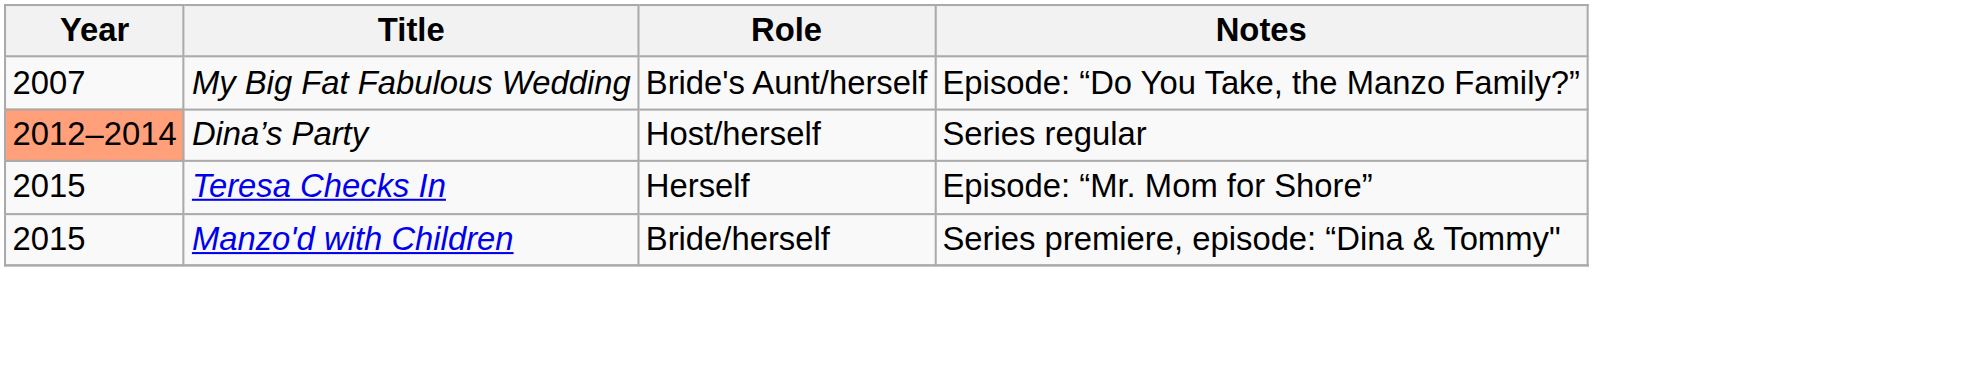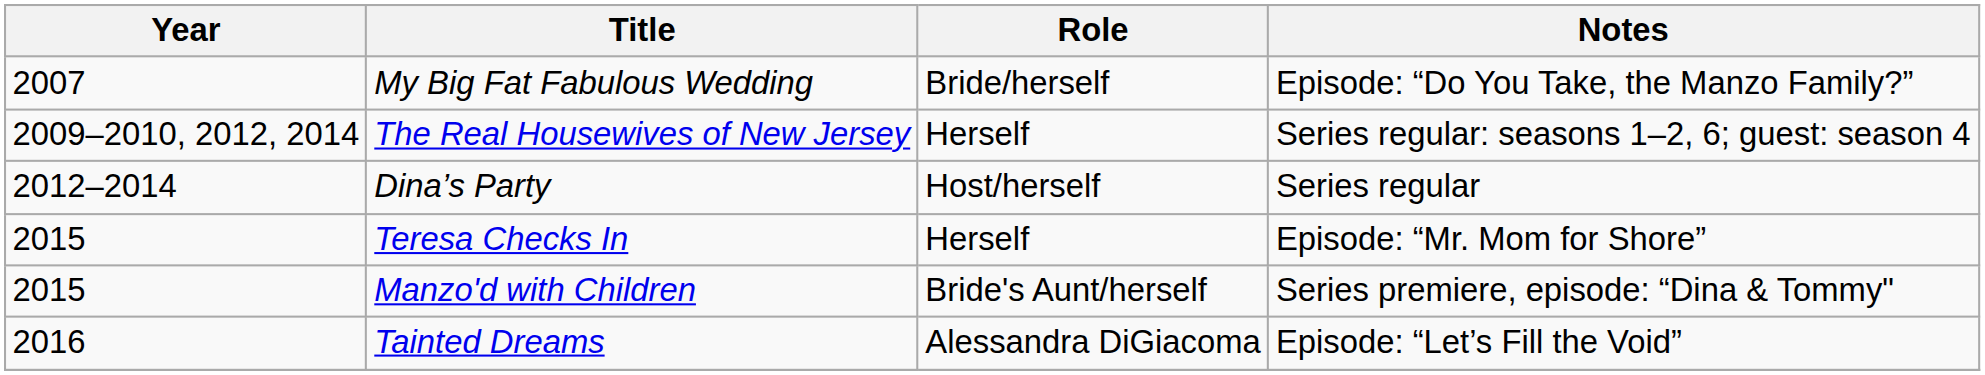(787, 82) Bride's Aunt/herself -> (1017, 82) Bride/herself
+ row: (642, 134)
(95, 134) lightsalmon background -> (95, 186) no background
(738, 238) Bride/herself -> (1066, 290) Bride's Aunt/herself
+ row: (489, 342)
